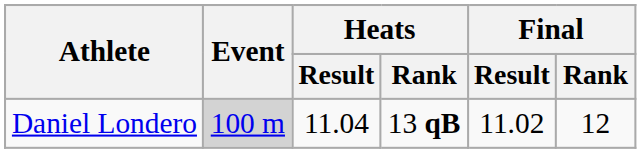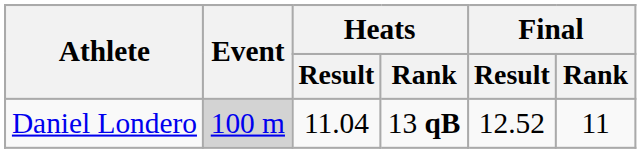(512, 123) 11.02 -> (512, 123) 12.52
(596, 123) 12 -> (596, 123) 11
